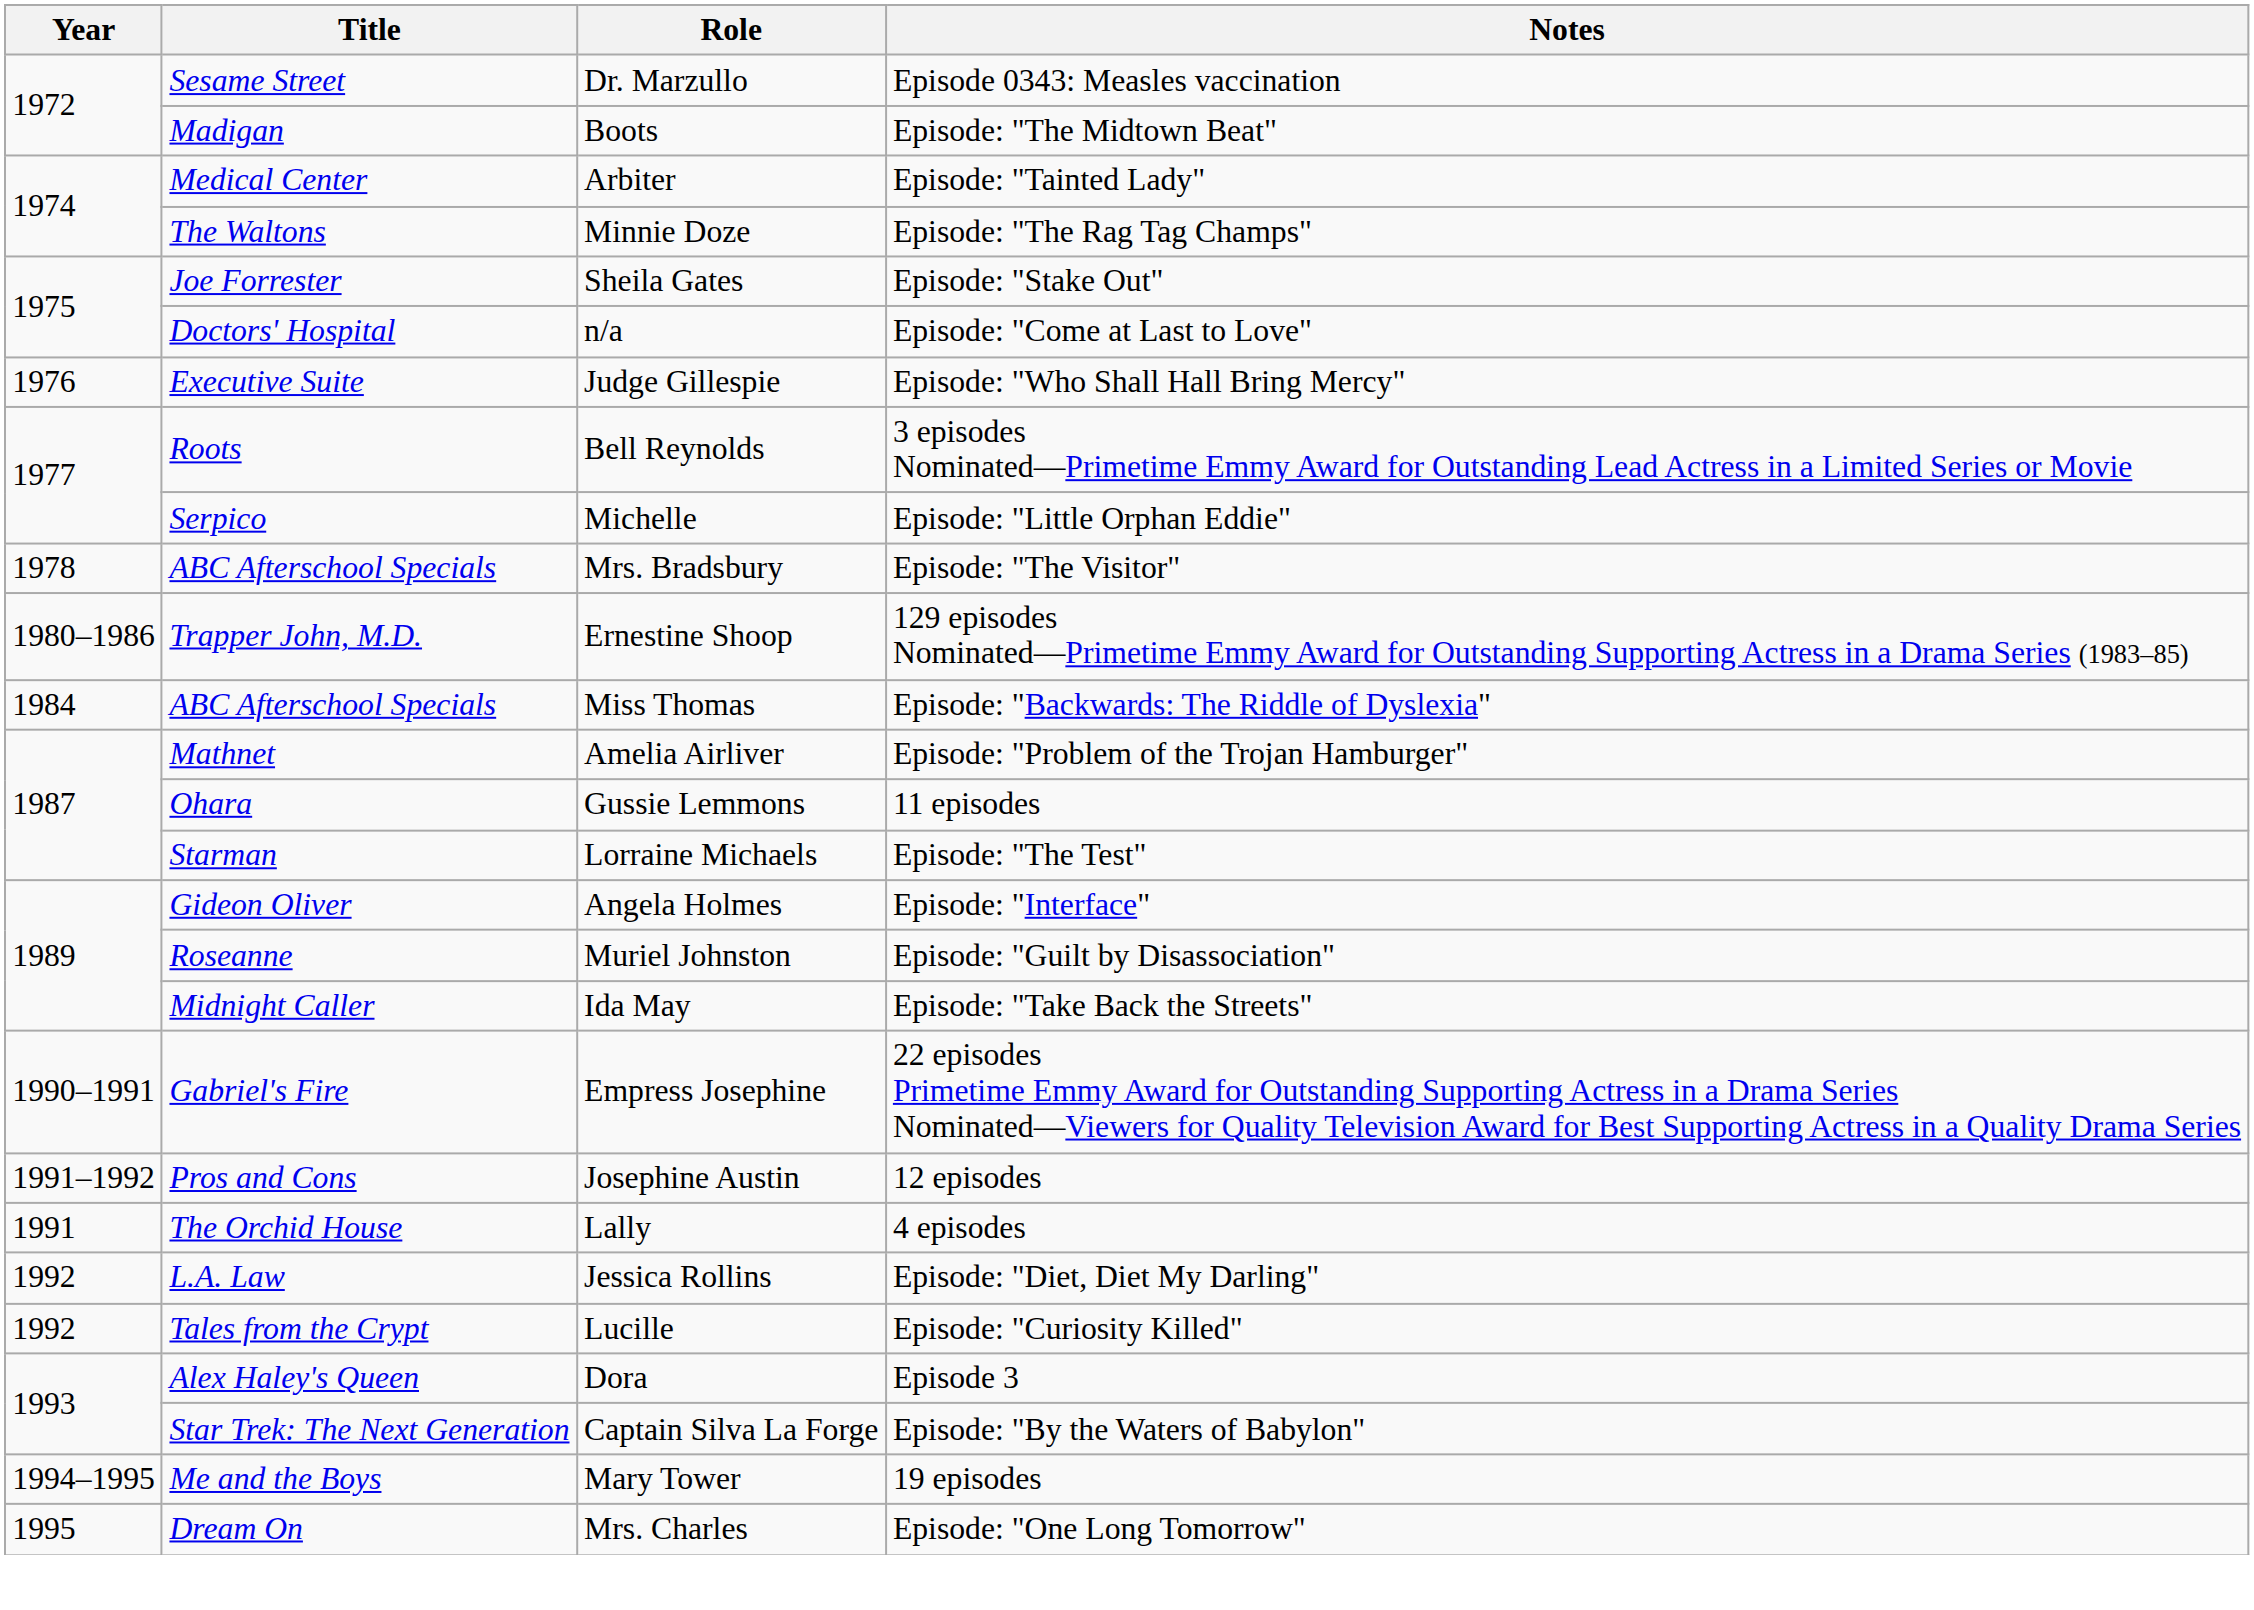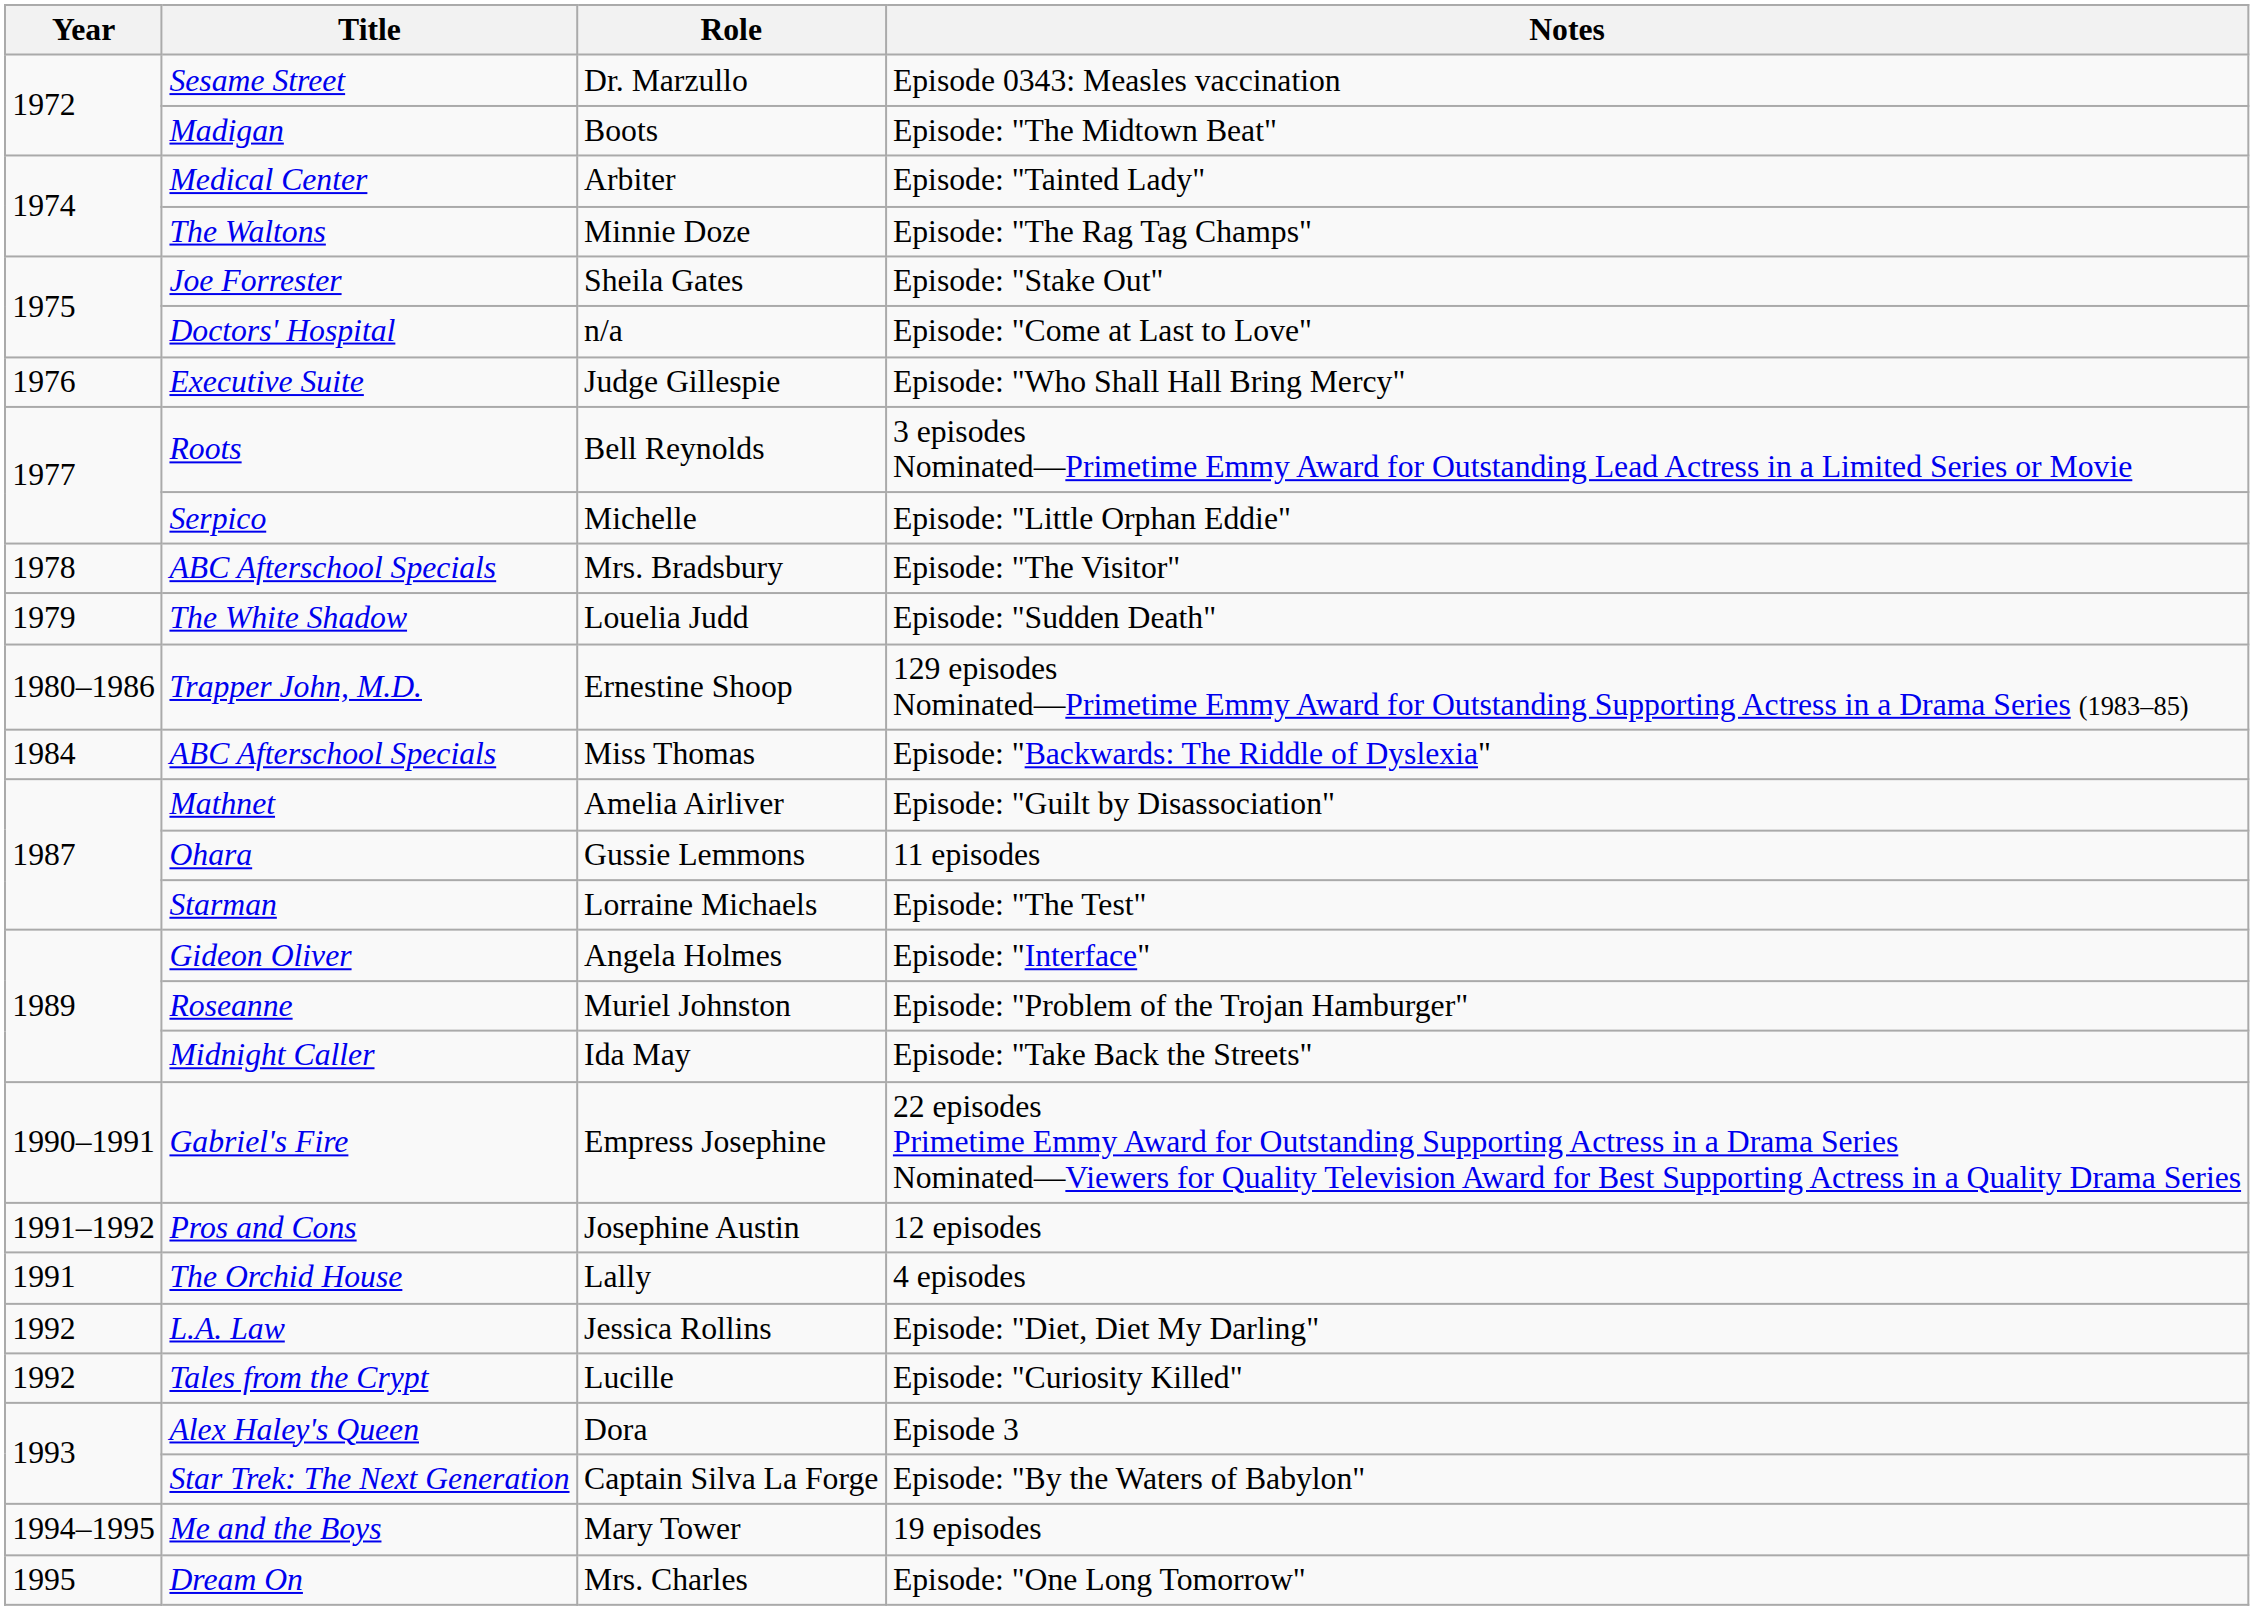+ row: (666, 617)
(1181, 754) Episode: "Problem of the Trojan Hamburger" -> (1114, 804) Episode: "Guilt by Disassociation"
(1114, 955) Episode: "Guilt by Disassociation" -> (1181, 1005) Episode: "Problem of the Trojan Hamburger"
